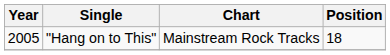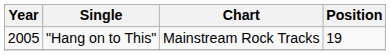(334, 38) 18 -> (334, 38) 19
